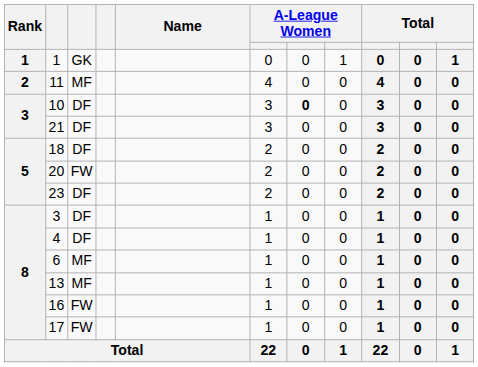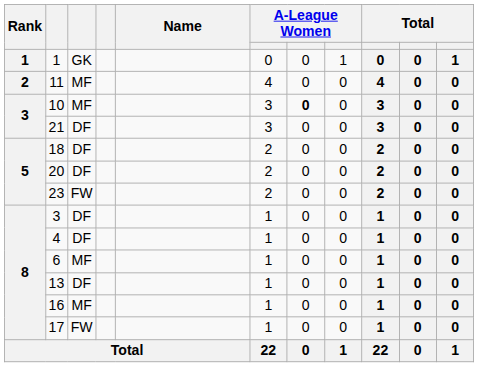(82, 104) DF -> (82, 104) MF
(82, 171) FW -> (82, 171) DF
(82, 194) DF -> (82, 194) FW
(82, 283) MF -> (82, 283) DF
(82, 305) FW -> (82, 305) MF
